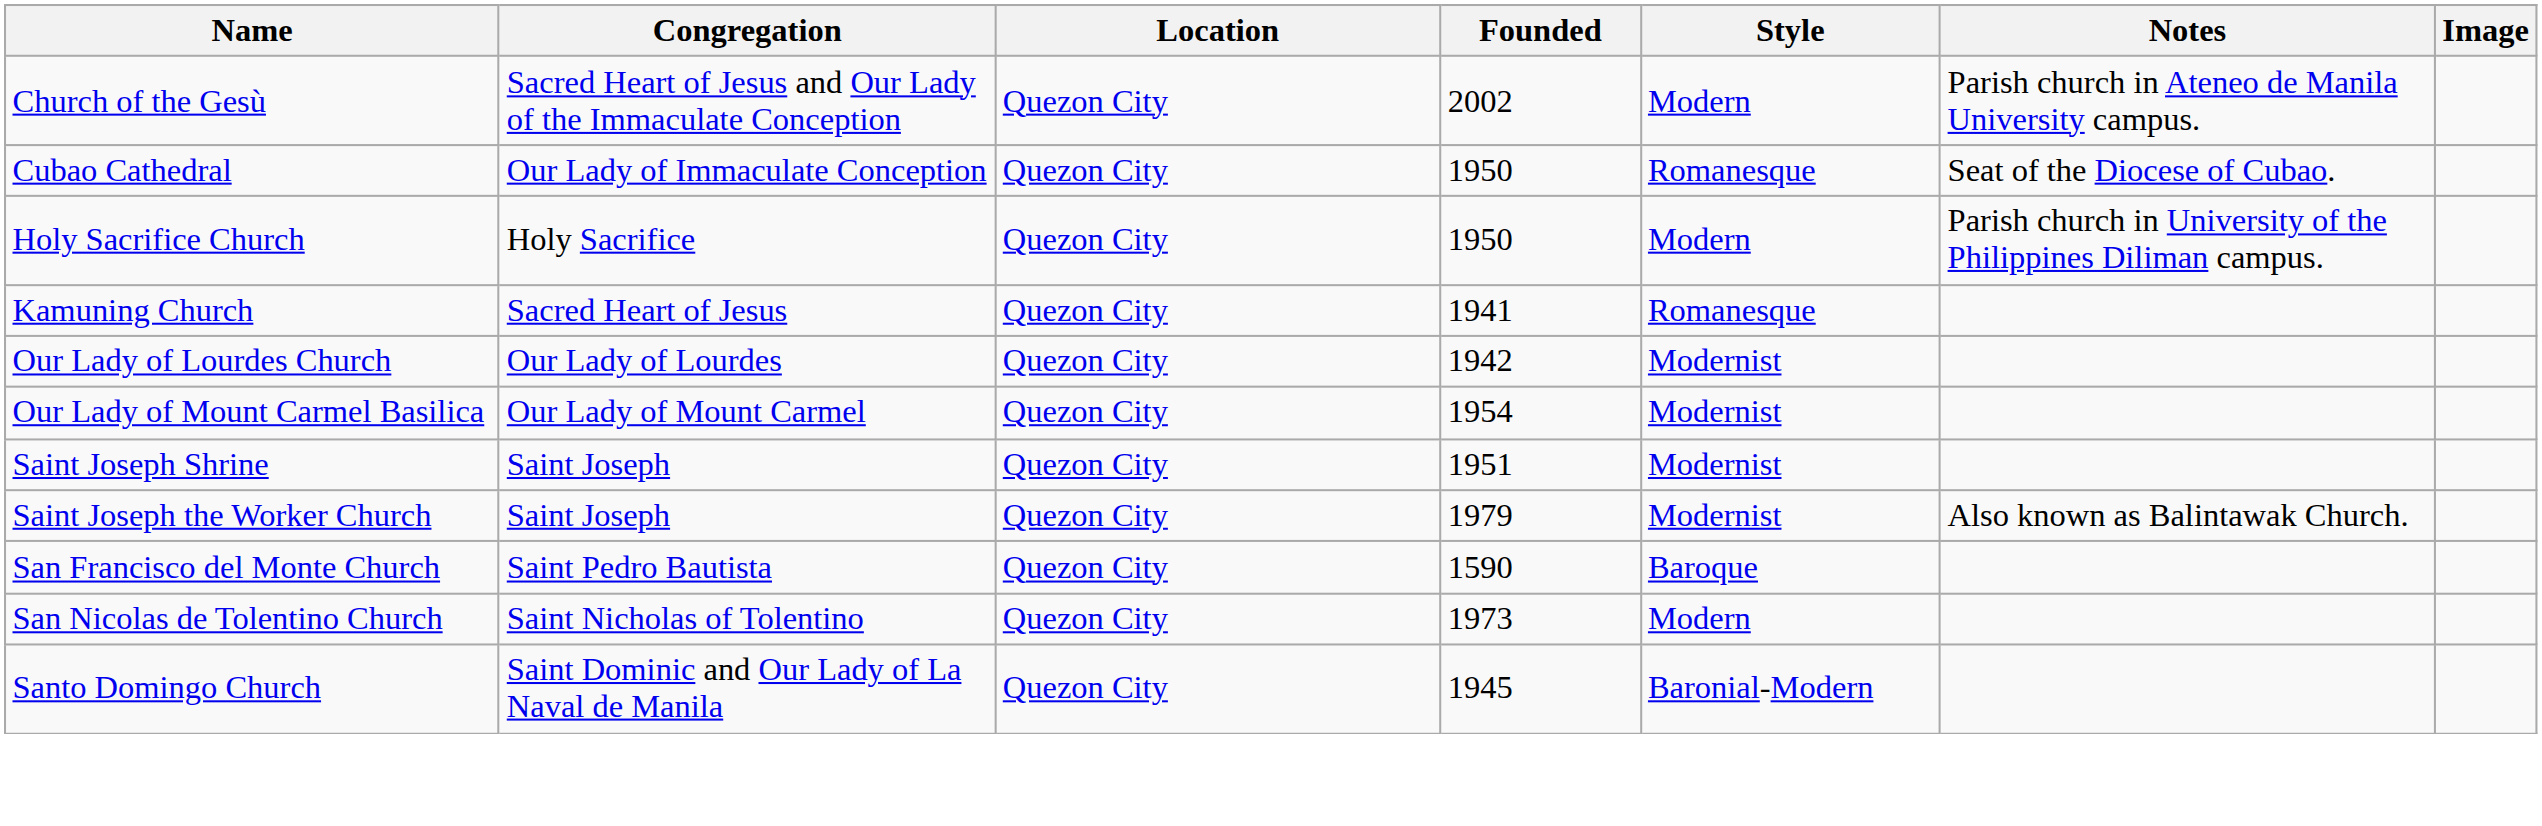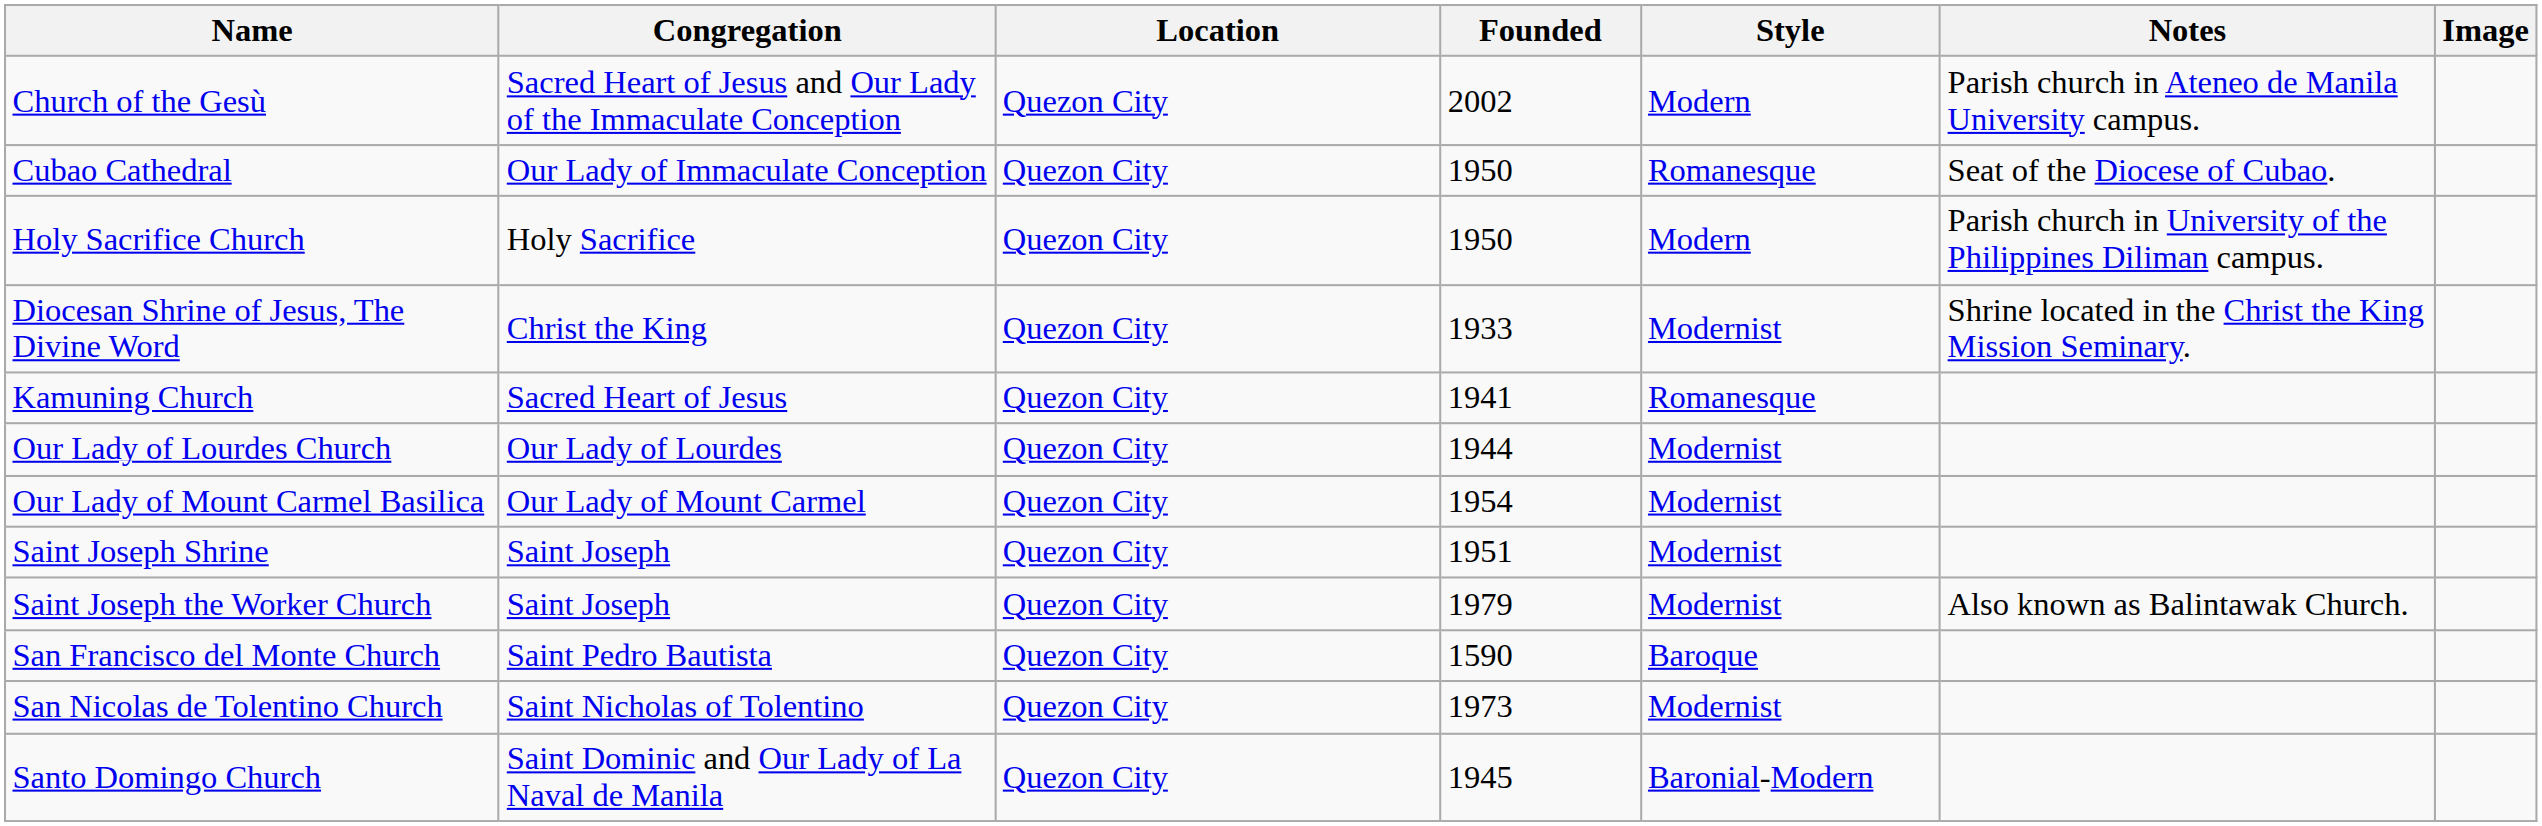+ row: (208, 327)
(1480, 360) 1942 -> (1480, 448) 1944
(1699, 618) Modern -> (1715, 706) Modernist
